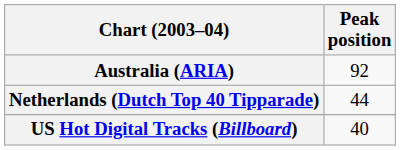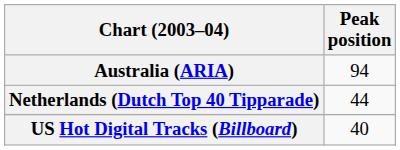(360, 70) 92 -> (360, 70) 94
